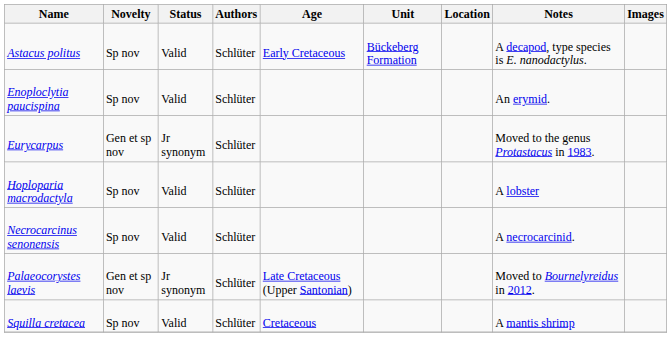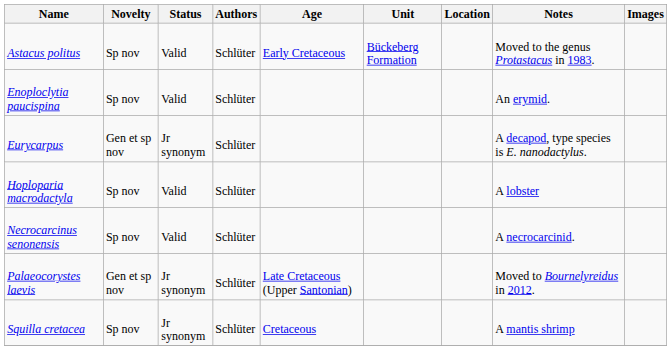(553, 53) A decapod, type species is E. nanodactylus. -> (545, 53) Moved to the genus Protastacus in 1983.
(545, 145) Moved to the genus Protastacus in 1983. -> (553, 145) A decapod, type species is E. nanodactylus.
(174, 322) Valid -> (183, 329) Jr synonym
